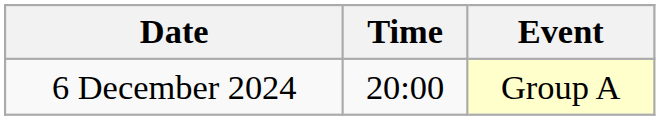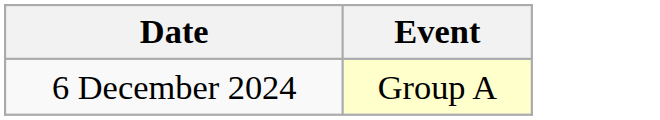- column: (405, 31)
